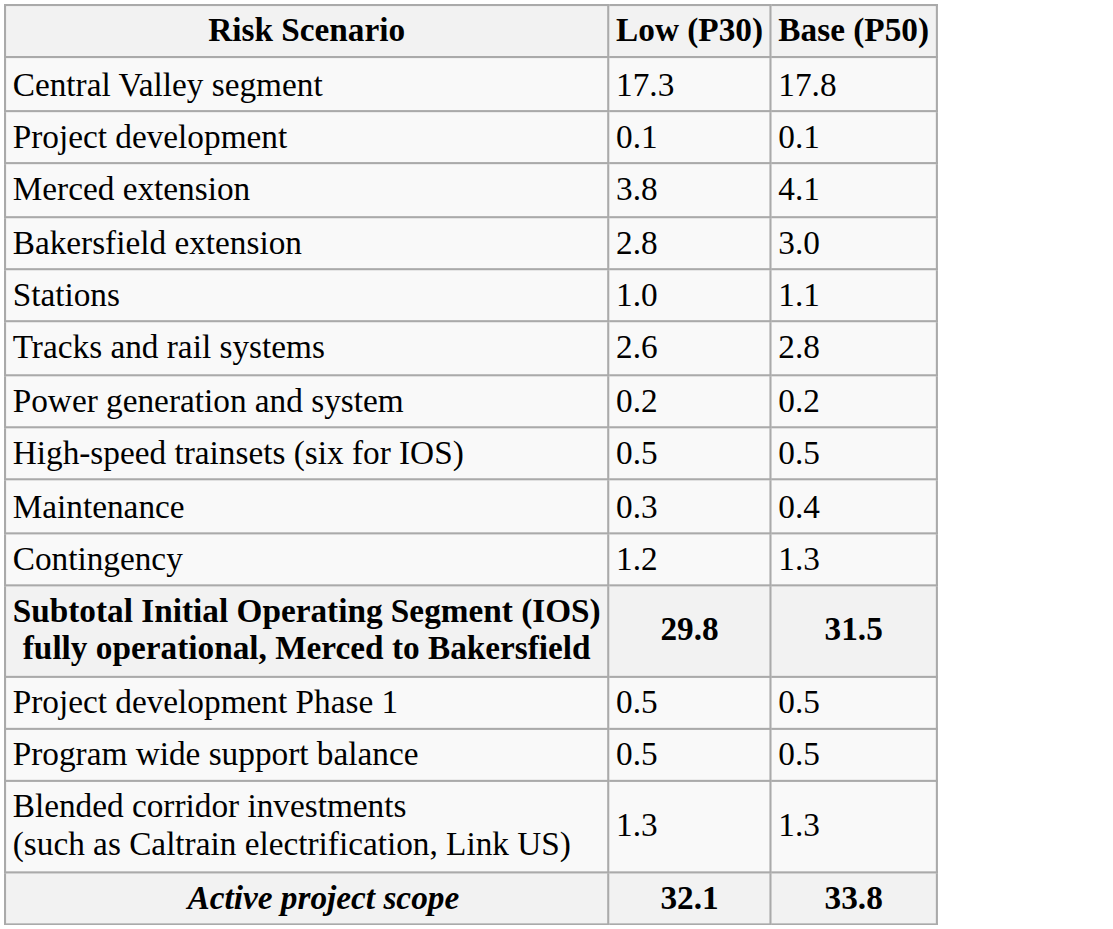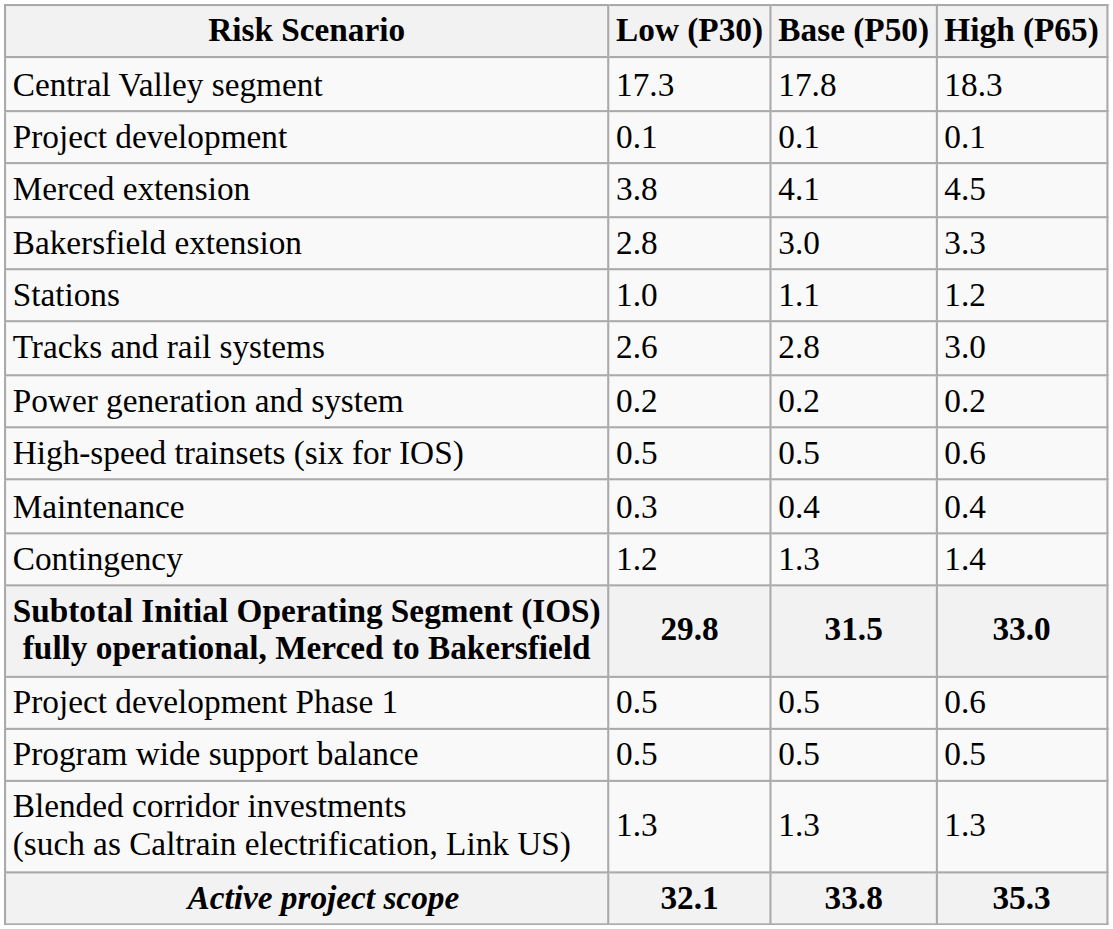+ column: (1022, 30)
